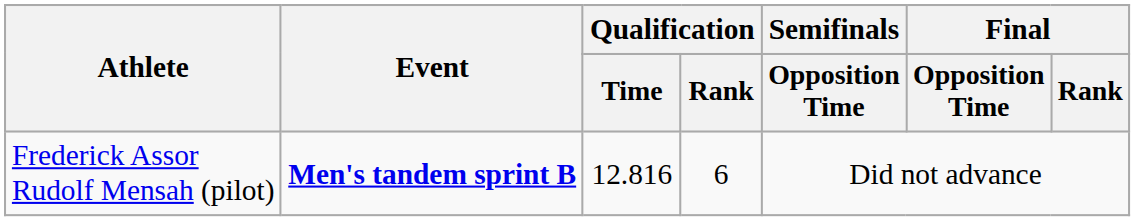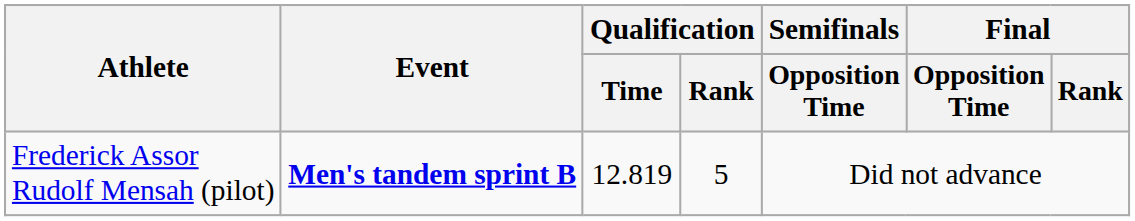(632, 173) 12.816 -> (632, 173) 12.819
(721, 173) 6 -> (721, 173) 5
